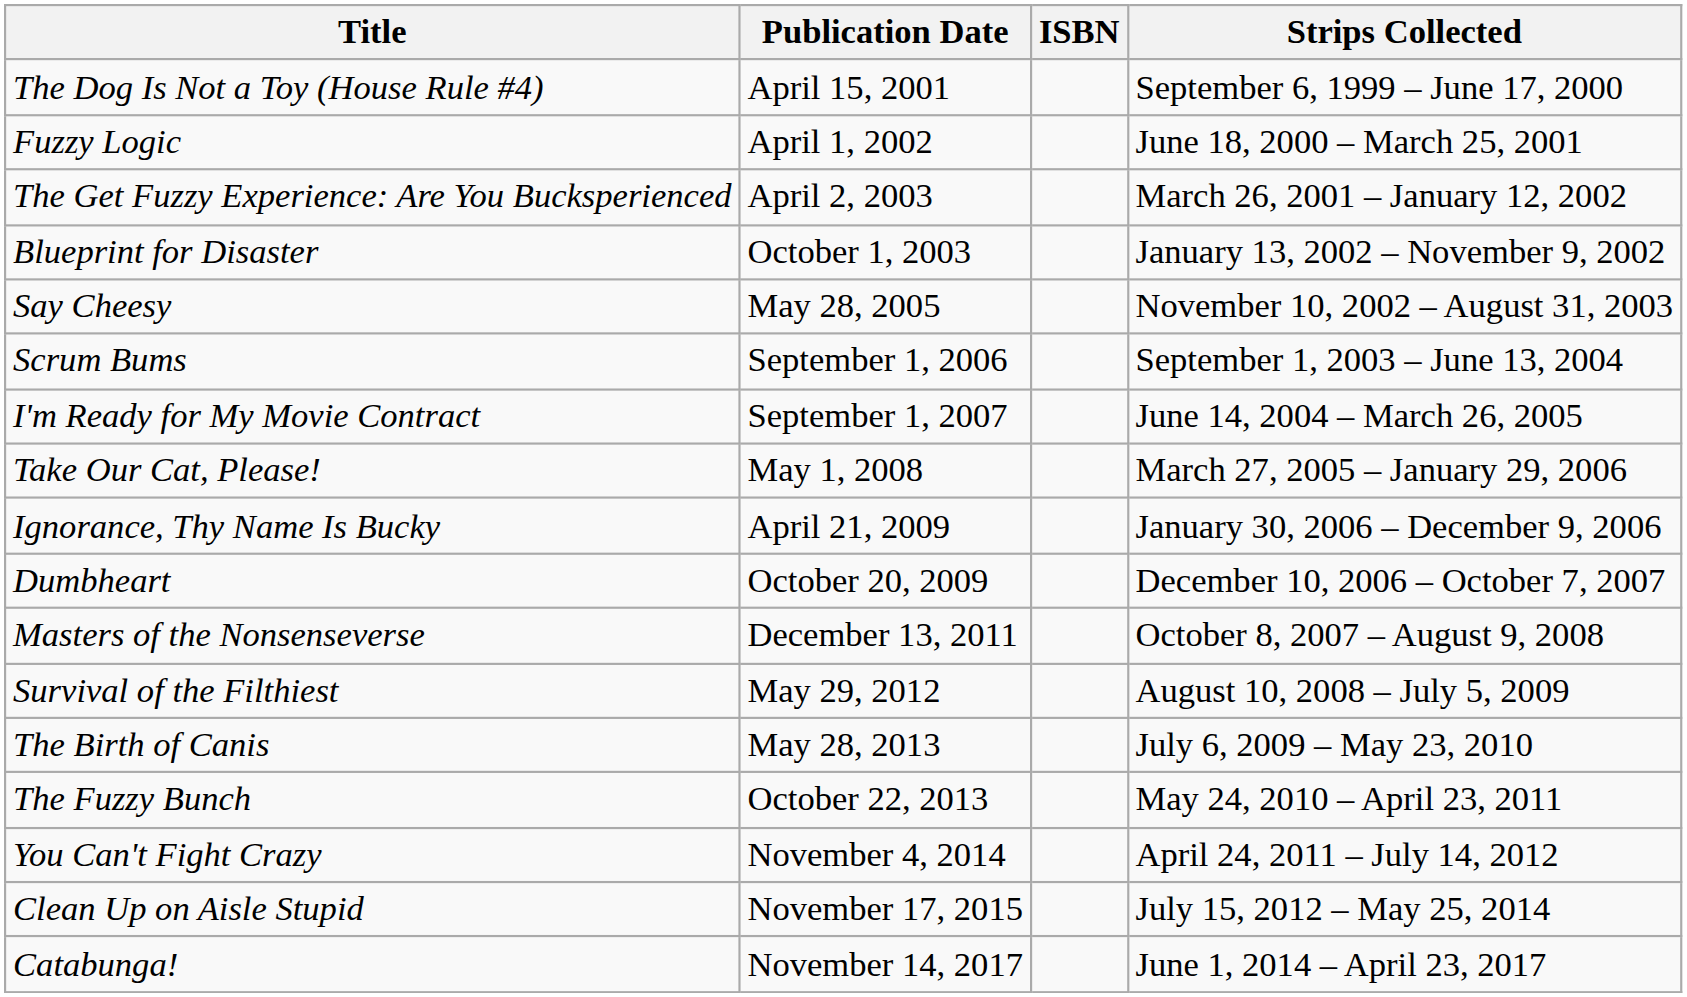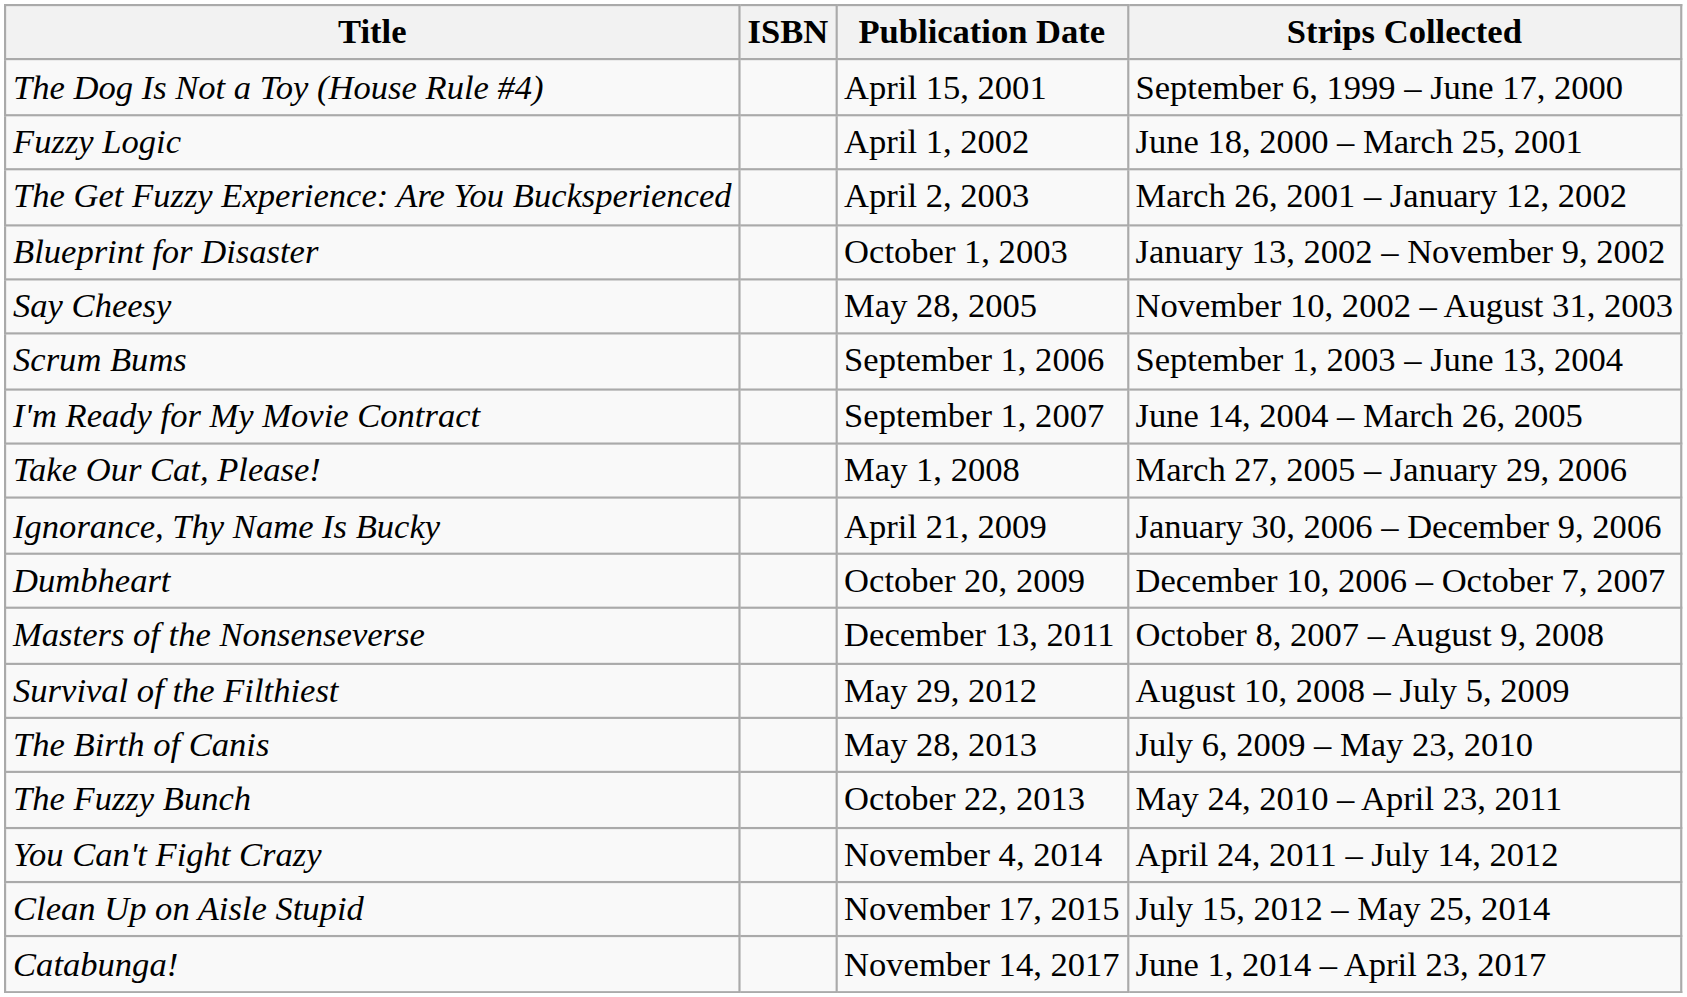columns swapped: (885, 31) <-> (1079, 31)
